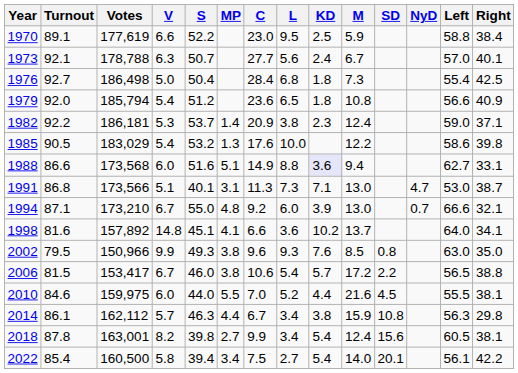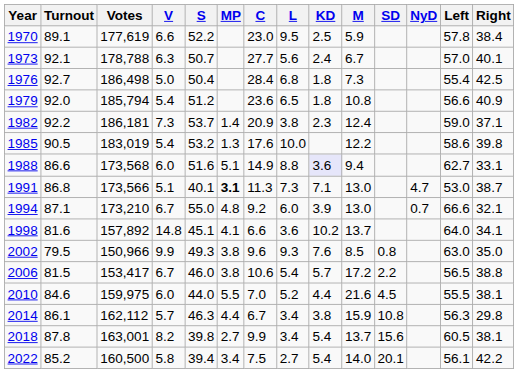(457, 37) 58.8 -> (457, 37) 57.8
(165, 122) 5.3 -> (165, 122) 7.3
(125, 144) 183,029 -> (125, 144) 183,019
(230, 187) normal -> (230, 187) bold
(358, 337) 12.4 -> (358, 337) 13.7
(57, 358) 85.4 -> (57, 358) 85.2
